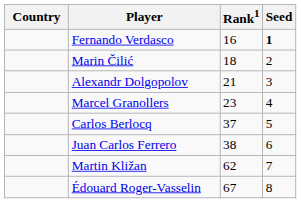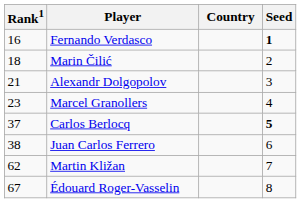columns swapped: (37, 16) <-> (241, 16)
(269, 123) normal -> (269, 123) bold
